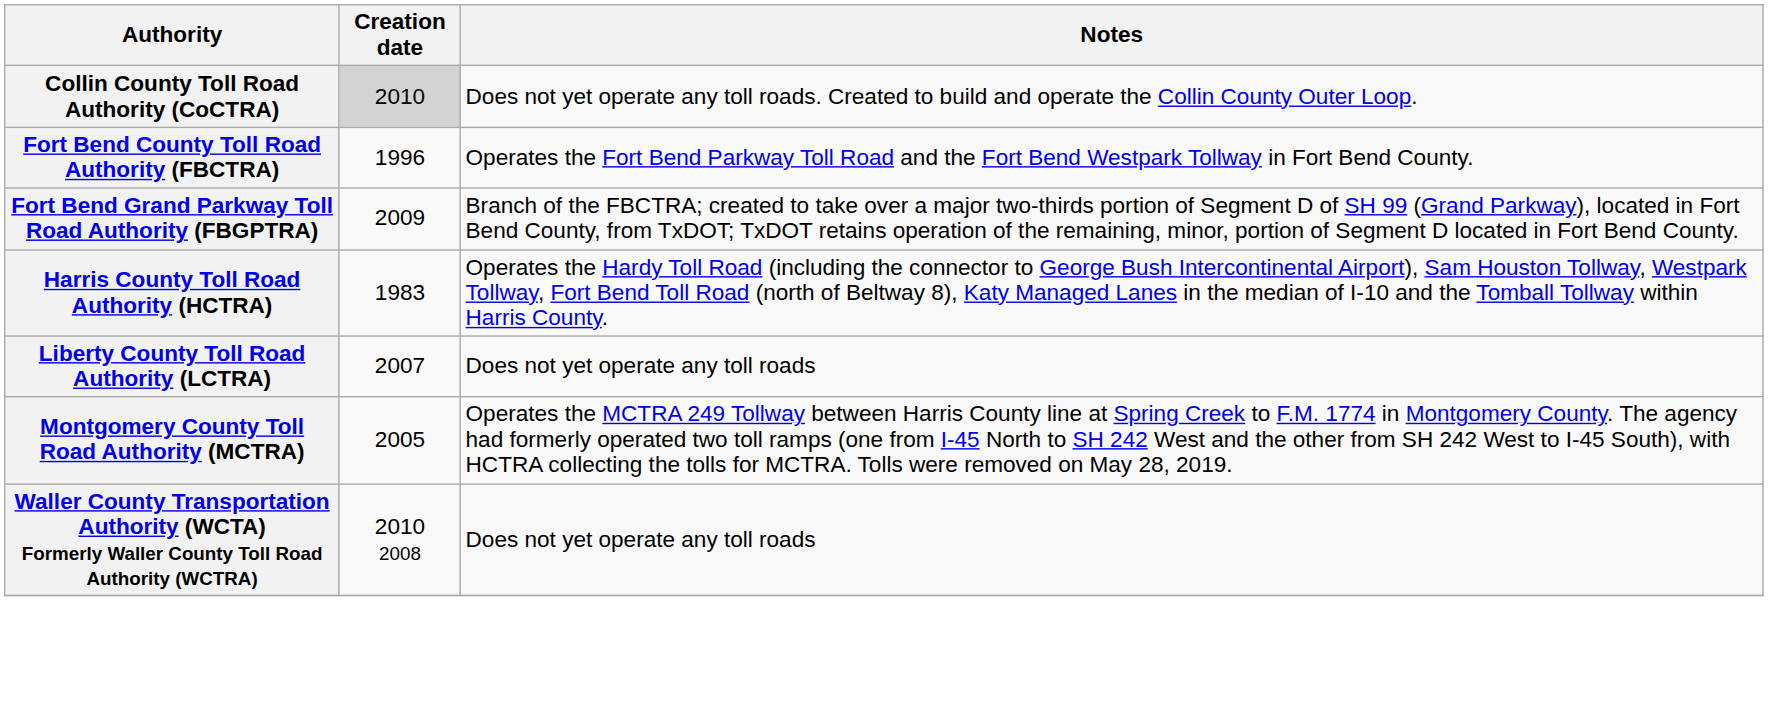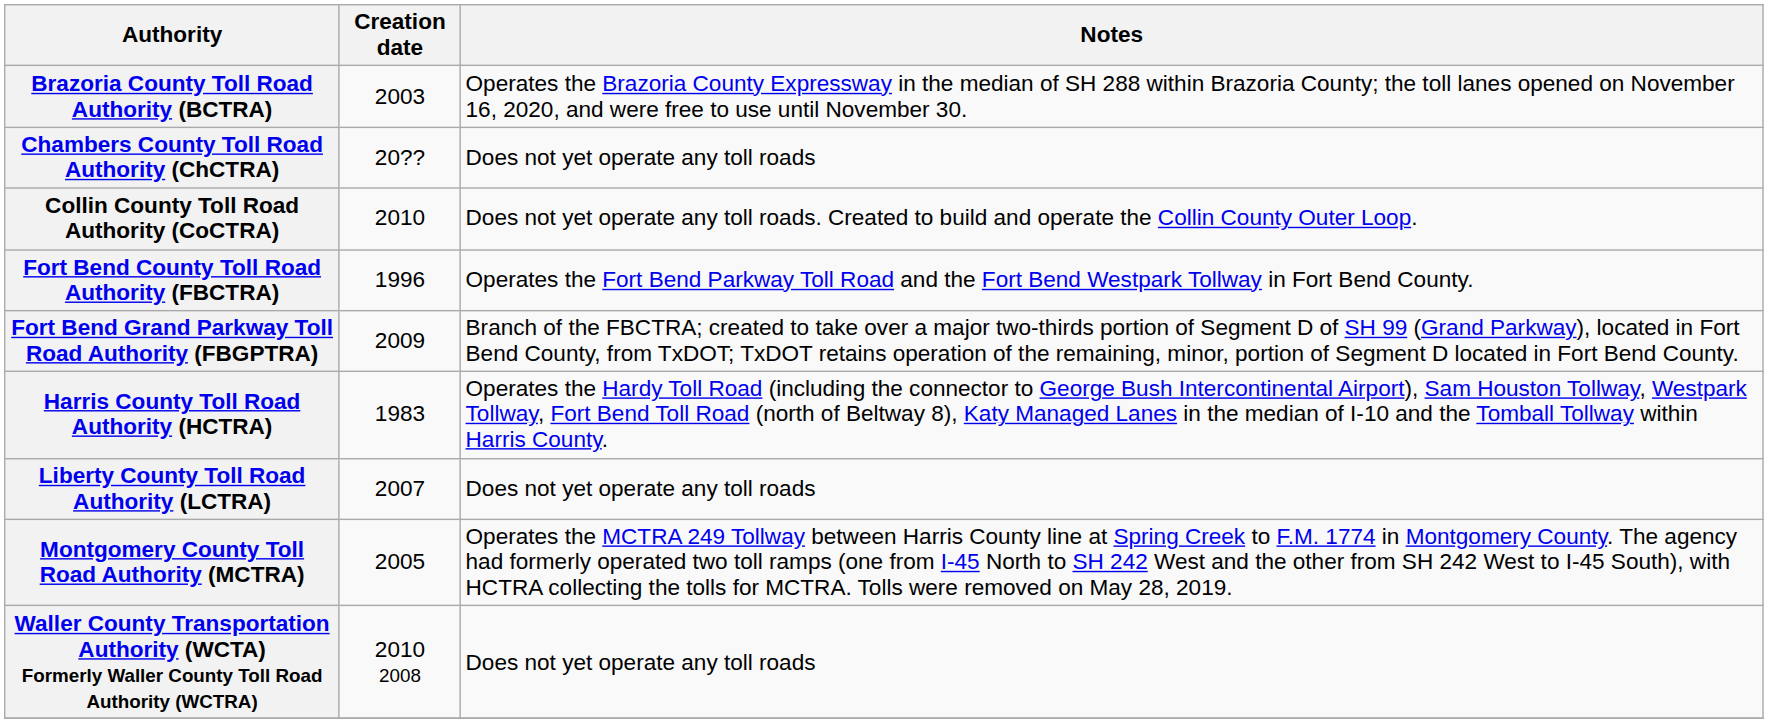+ row: (172, 96)
+ row: (172, 157)
(400, 96) lightgrey background -> (400, 218) no background
